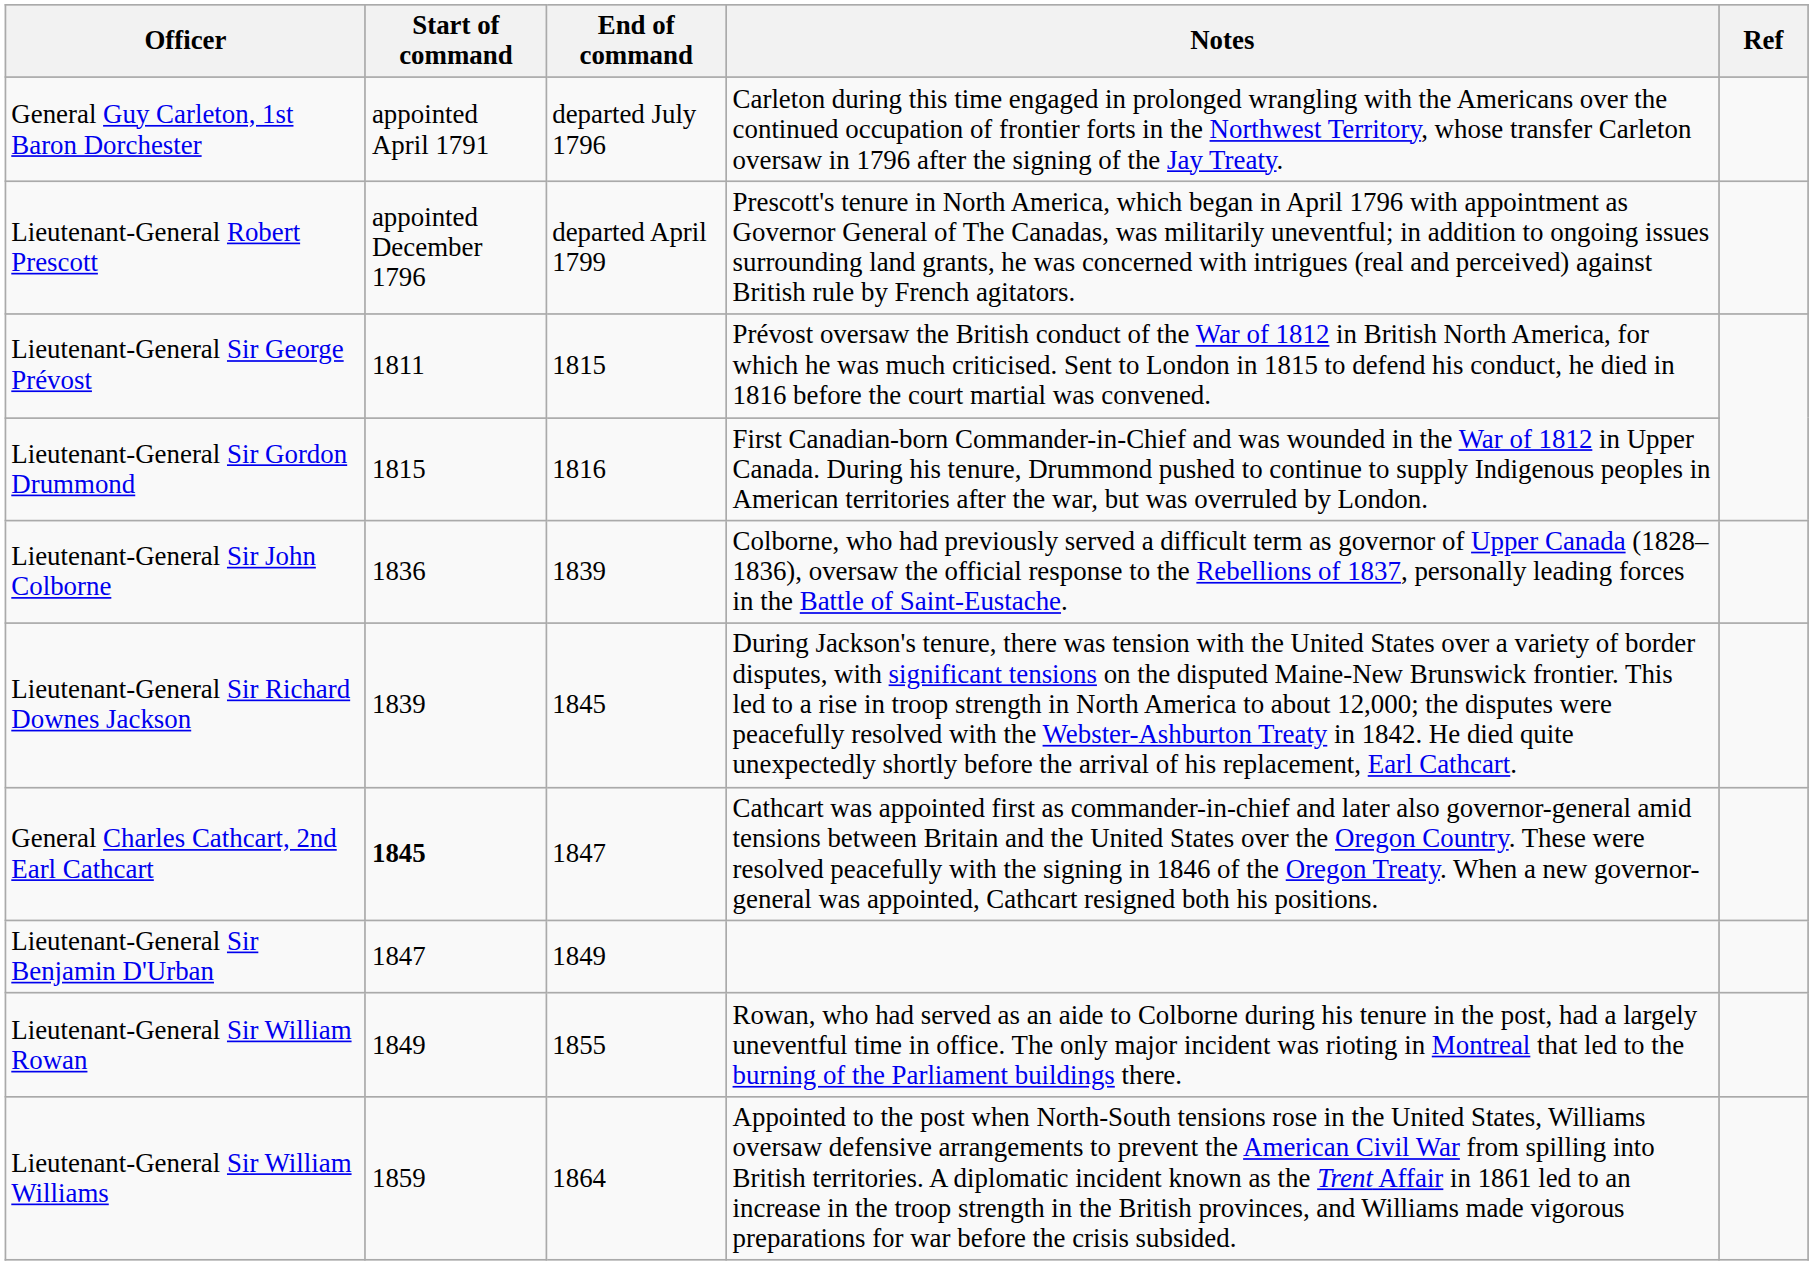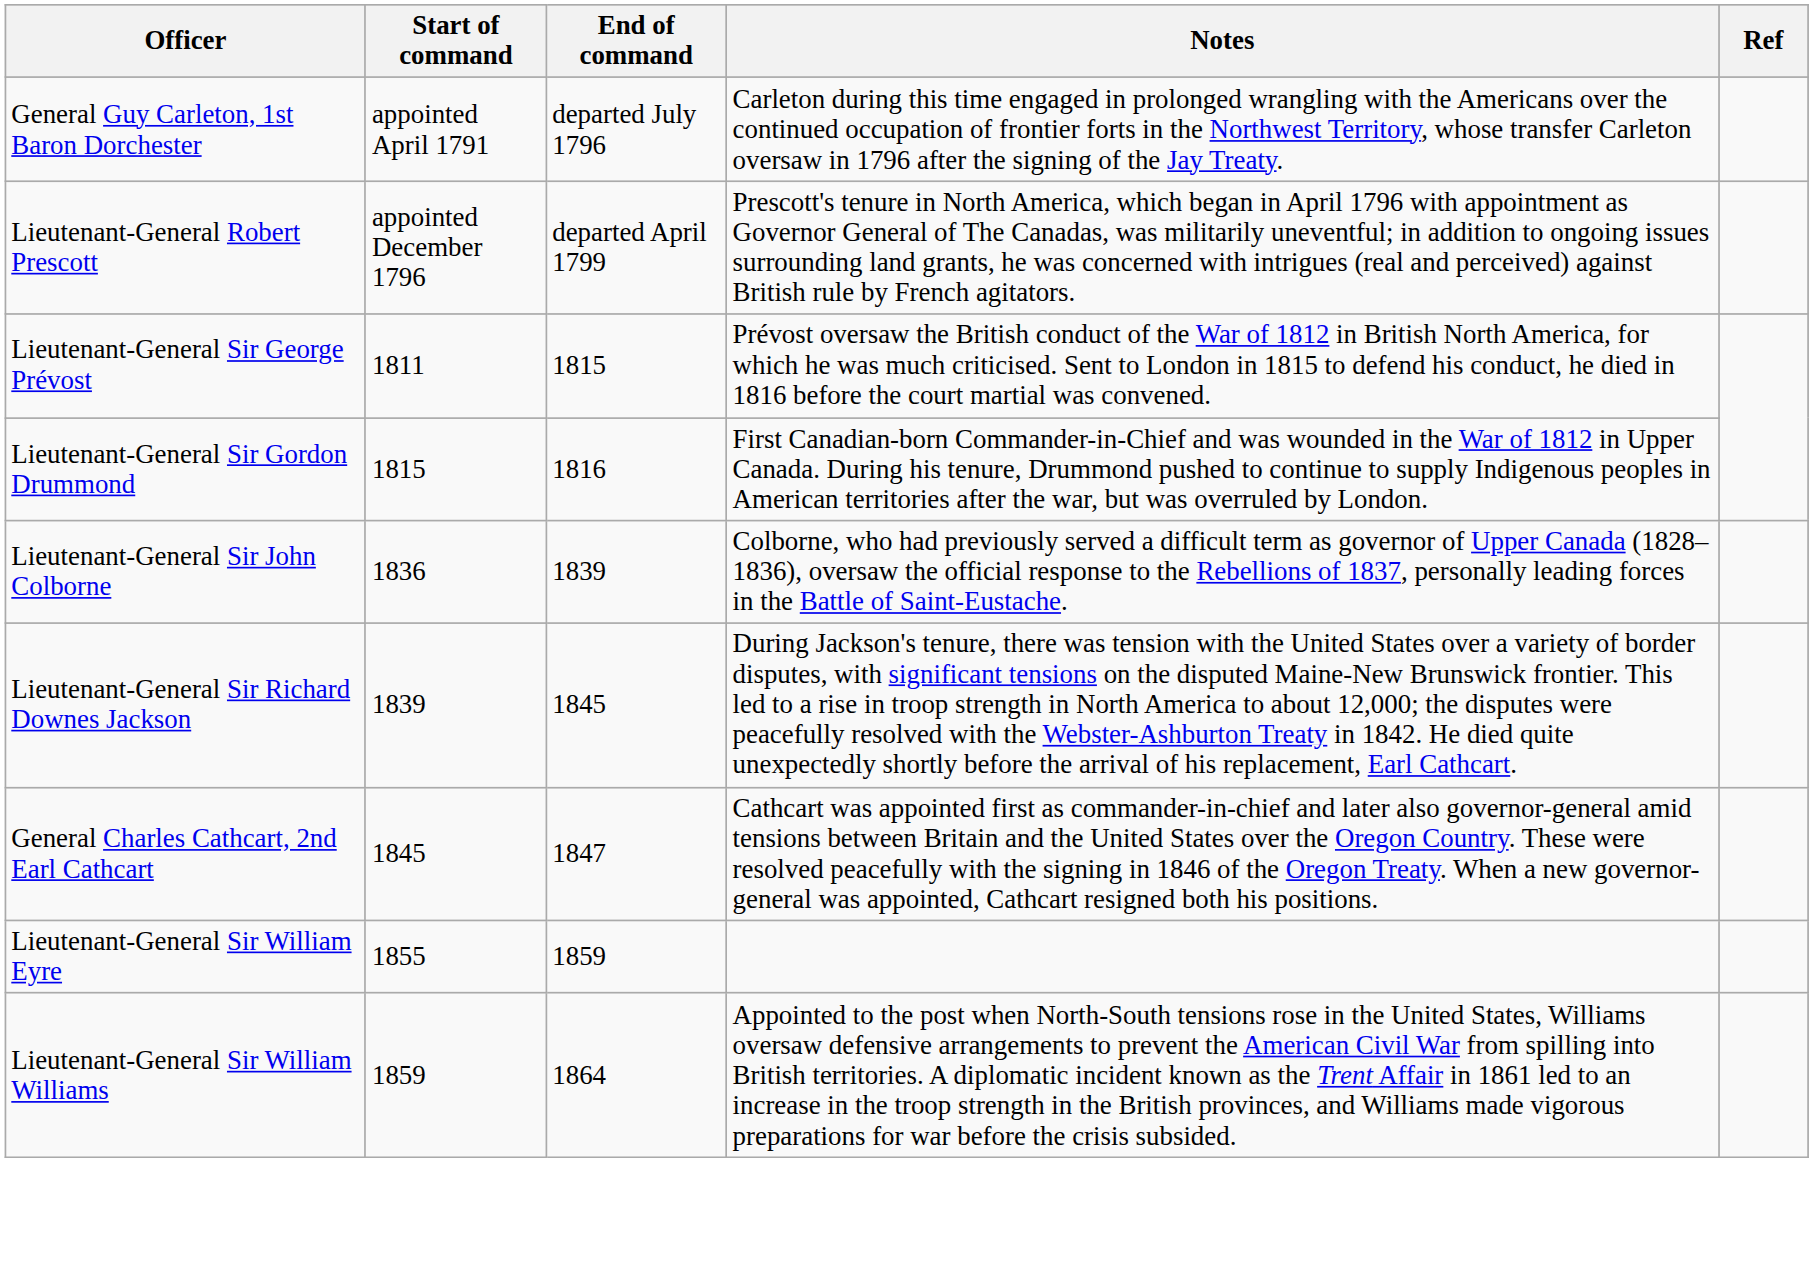(399, 853) bold -> (399, 853) normal
- row: (135, 956)
- row: (181, 1044)
+ row: (181, 956)
